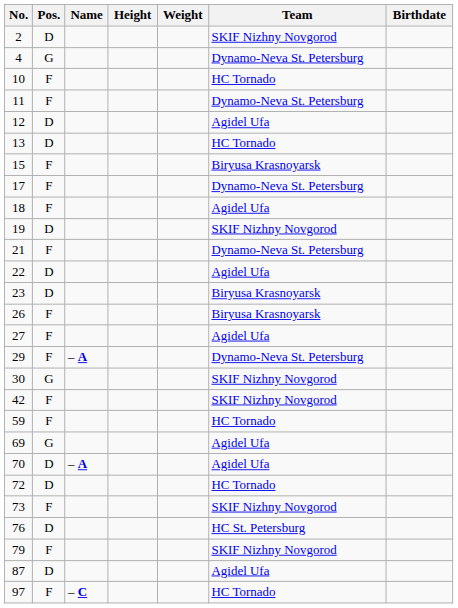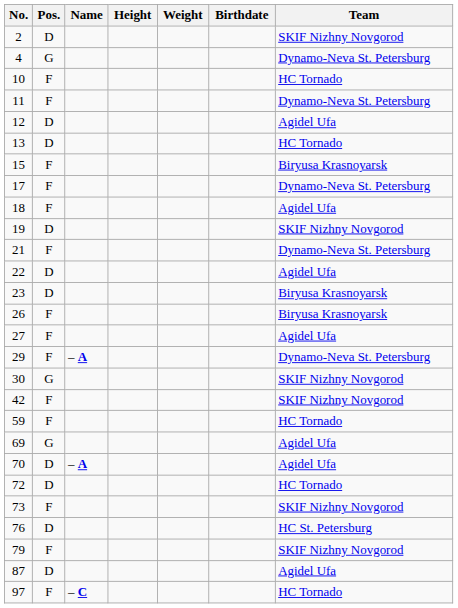columns swapped: (419, 15) <-> (297, 15)
